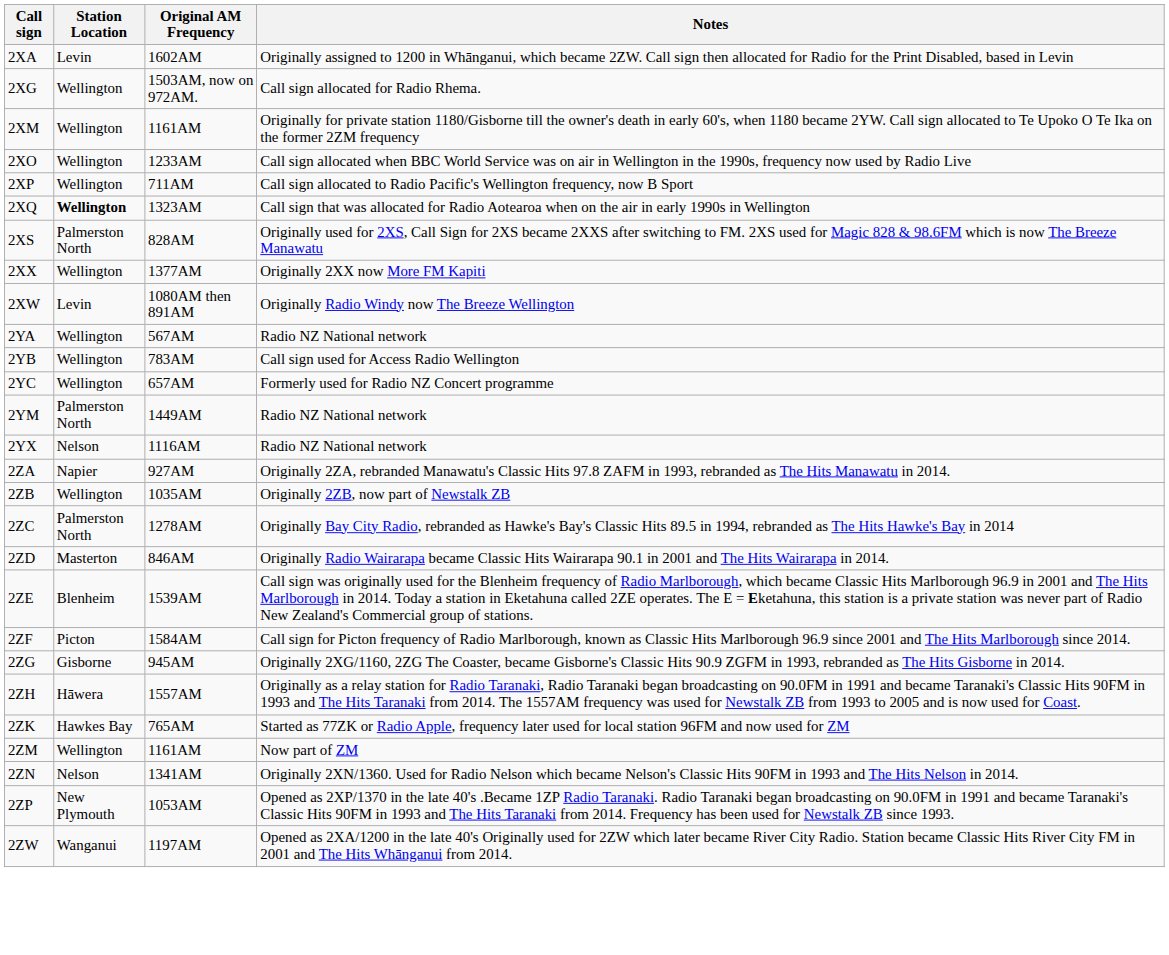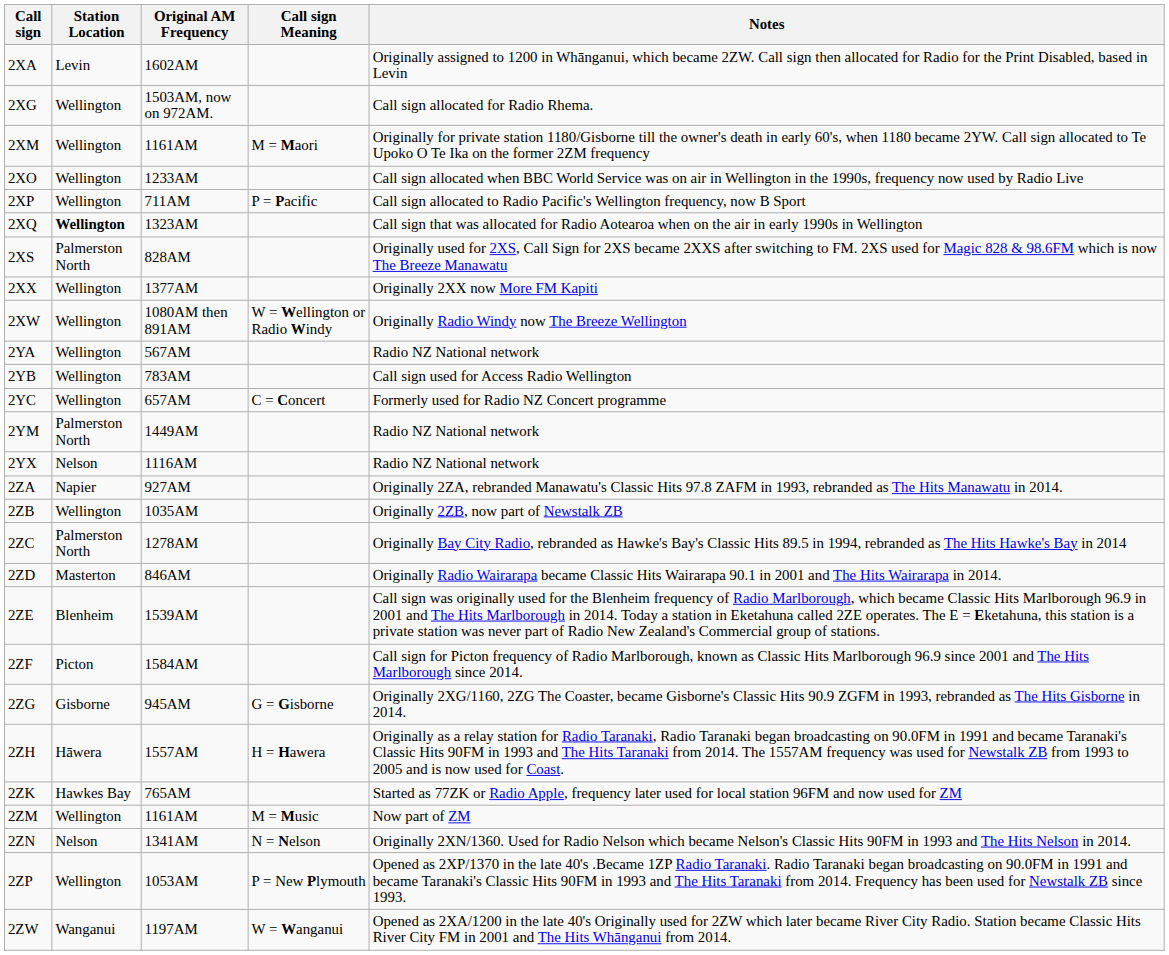+ column: (309, 24)
(74, 304) Levin -> (88, 320) Wellington
(86, 805) New Plymouth -> (88, 880) Wellington
